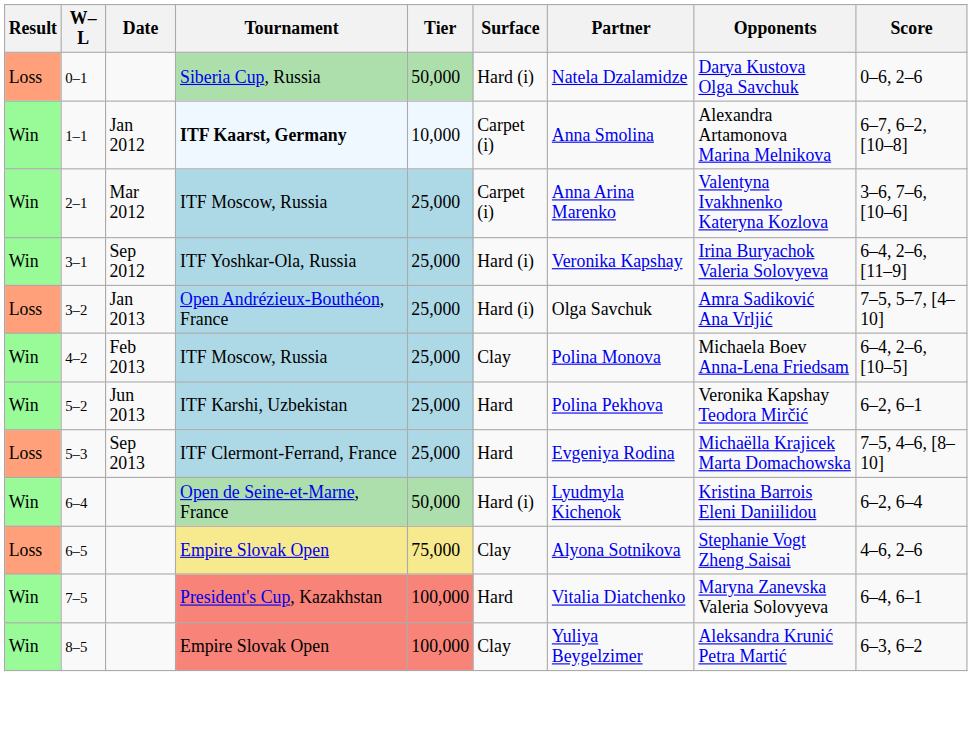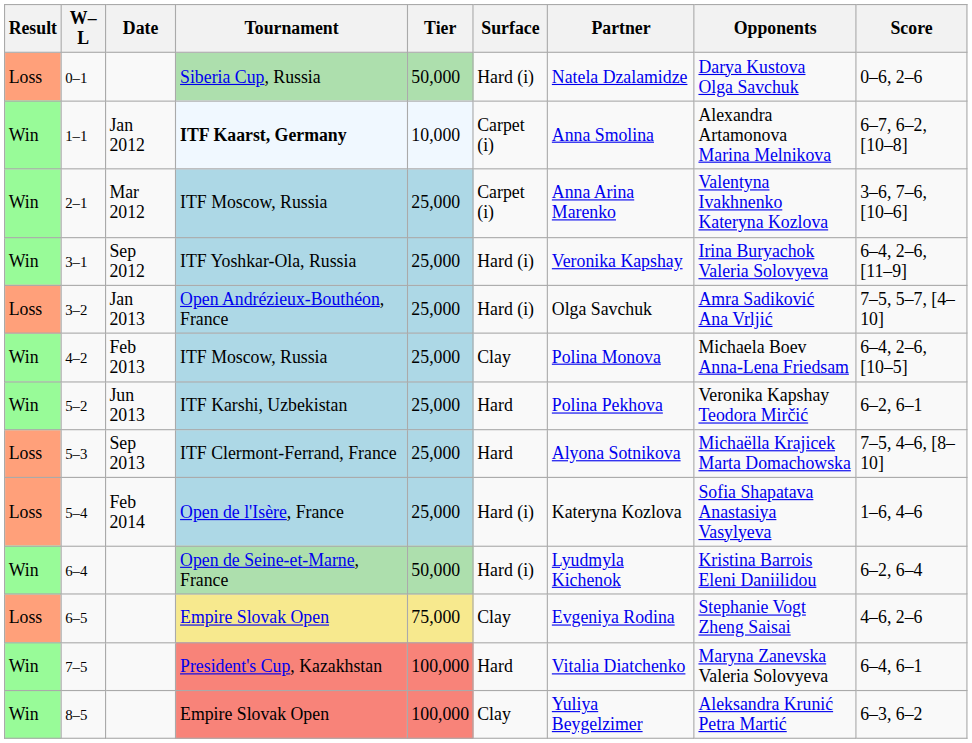(613, 453) Evgeniya Rodina -> (616, 453) Alyona Sotnikova
+ row: (76, 512)
(616, 549) Alyona Sotnikova -> (613, 618) Evgeniya Rodina
